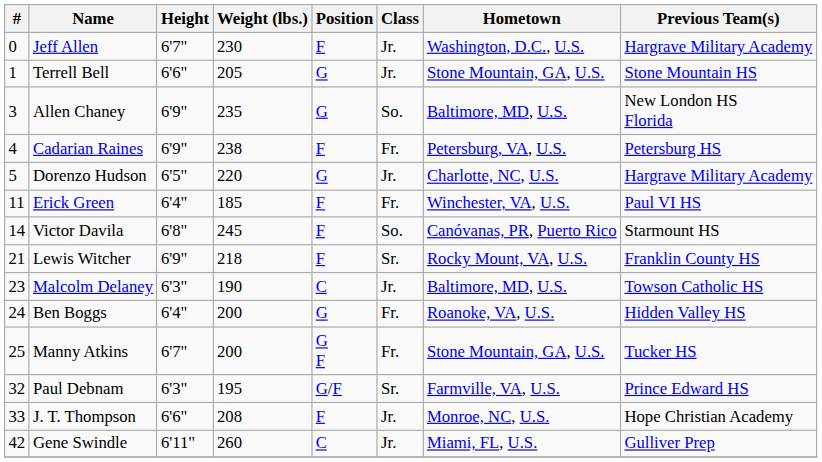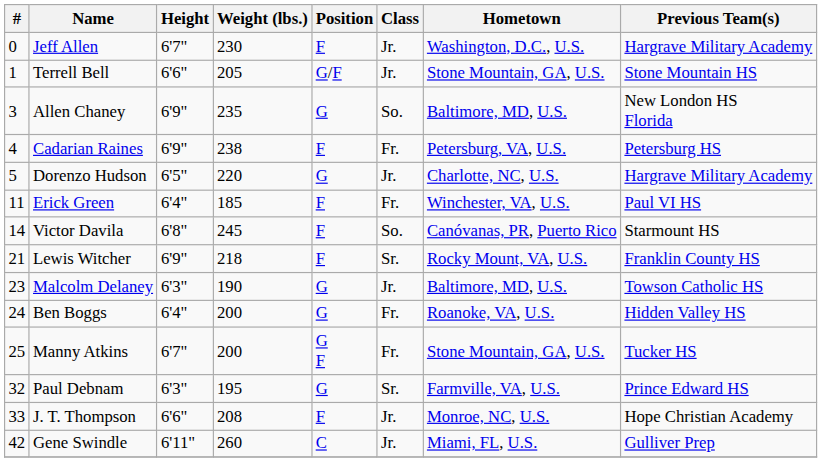(322, 73) G -> (329, 73) G/F
(321, 286) C -> (322, 286) G
(329, 388) G/F -> (322, 388) G
